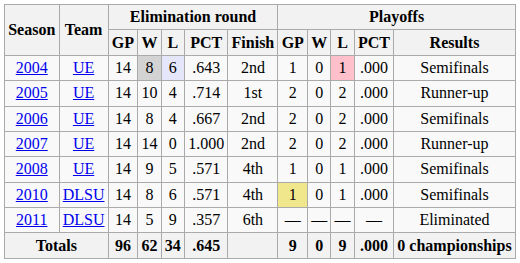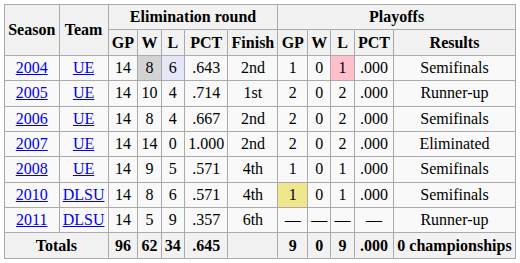(454, 144) Runner-up -> (454, 144) Eliminated
(454, 220) Eliminated -> (454, 220) Runner-up
